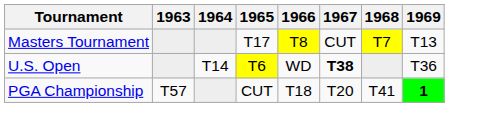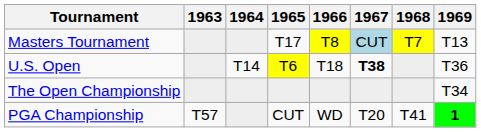(340, 42) no background -> (371, 42) lightblue background
(298, 66) WD -> (330, 66) T18
+ row: (94, 91)
(299, 91) T18 -> (330, 115) WD
